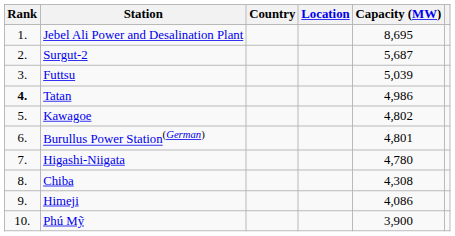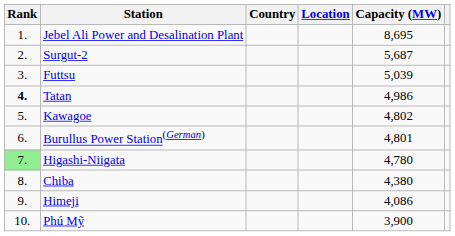(22, 160) no background -> (22, 160) lightgreen background
(398, 180) 4,308 -> (398, 180) 4,380
